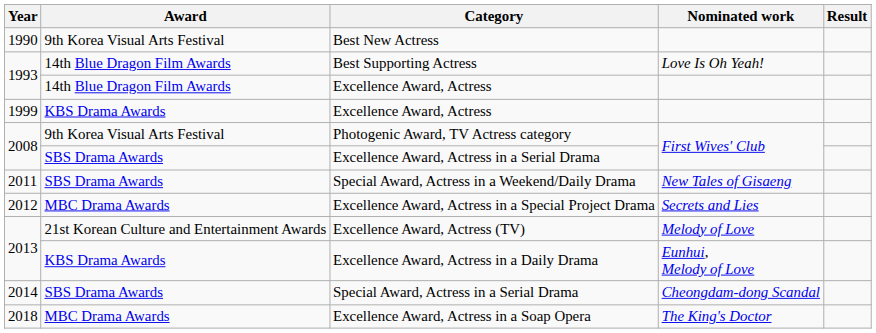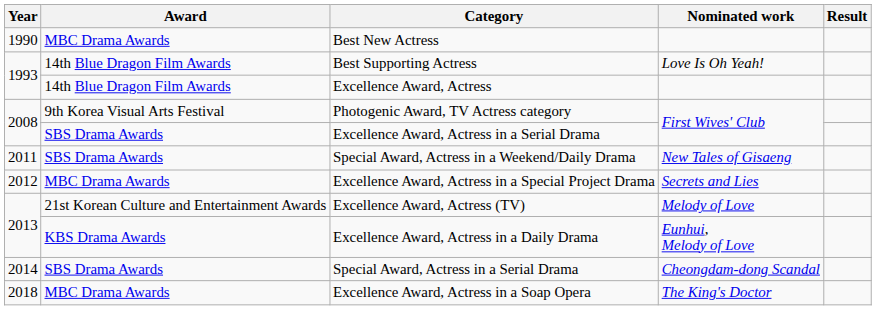(134, 39) 9th Korea Visual Arts Festival -> (107, 39) MBC Drama Awards
- row: (23, 110)
